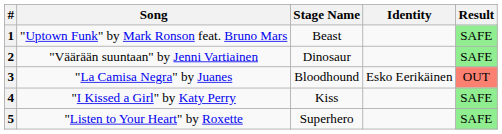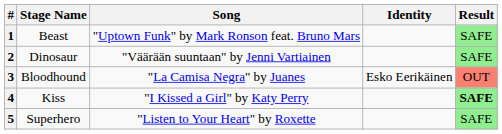columns swapped: (327, 14) <-> (154, 14)
(476, 98) normal -> (476, 98) bold
